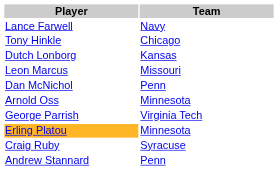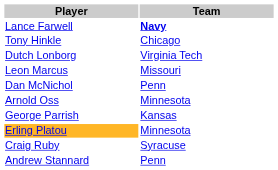(153, 26) normal -> (153, 26) bold
(159, 56) Kansas -> (171, 56) Virginia Tech
(171, 116) Virginia Tech -> (159, 116) Kansas
